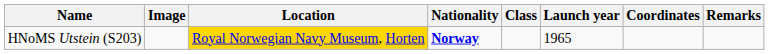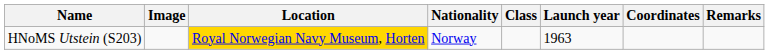(455, 37) bold -> (454, 37) normal
(558, 37) 1965 -> (558, 37) 1963
